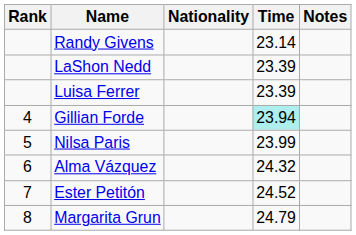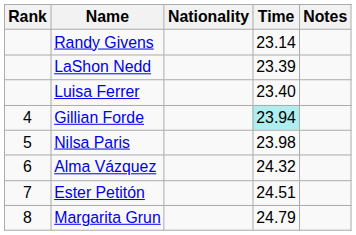(276, 92) 23.39 -> (276, 92) 23.40
(276, 142) 23.99 -> (276, 142) 23.98
(276, 192) 24.52 -> (276, 192) 24.51
